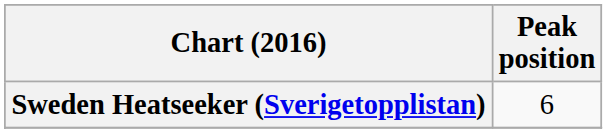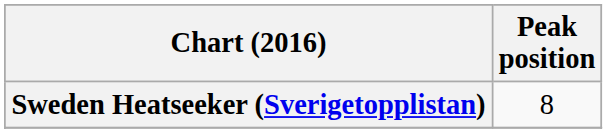(547, 104) 6 -> (547, 104) 8
